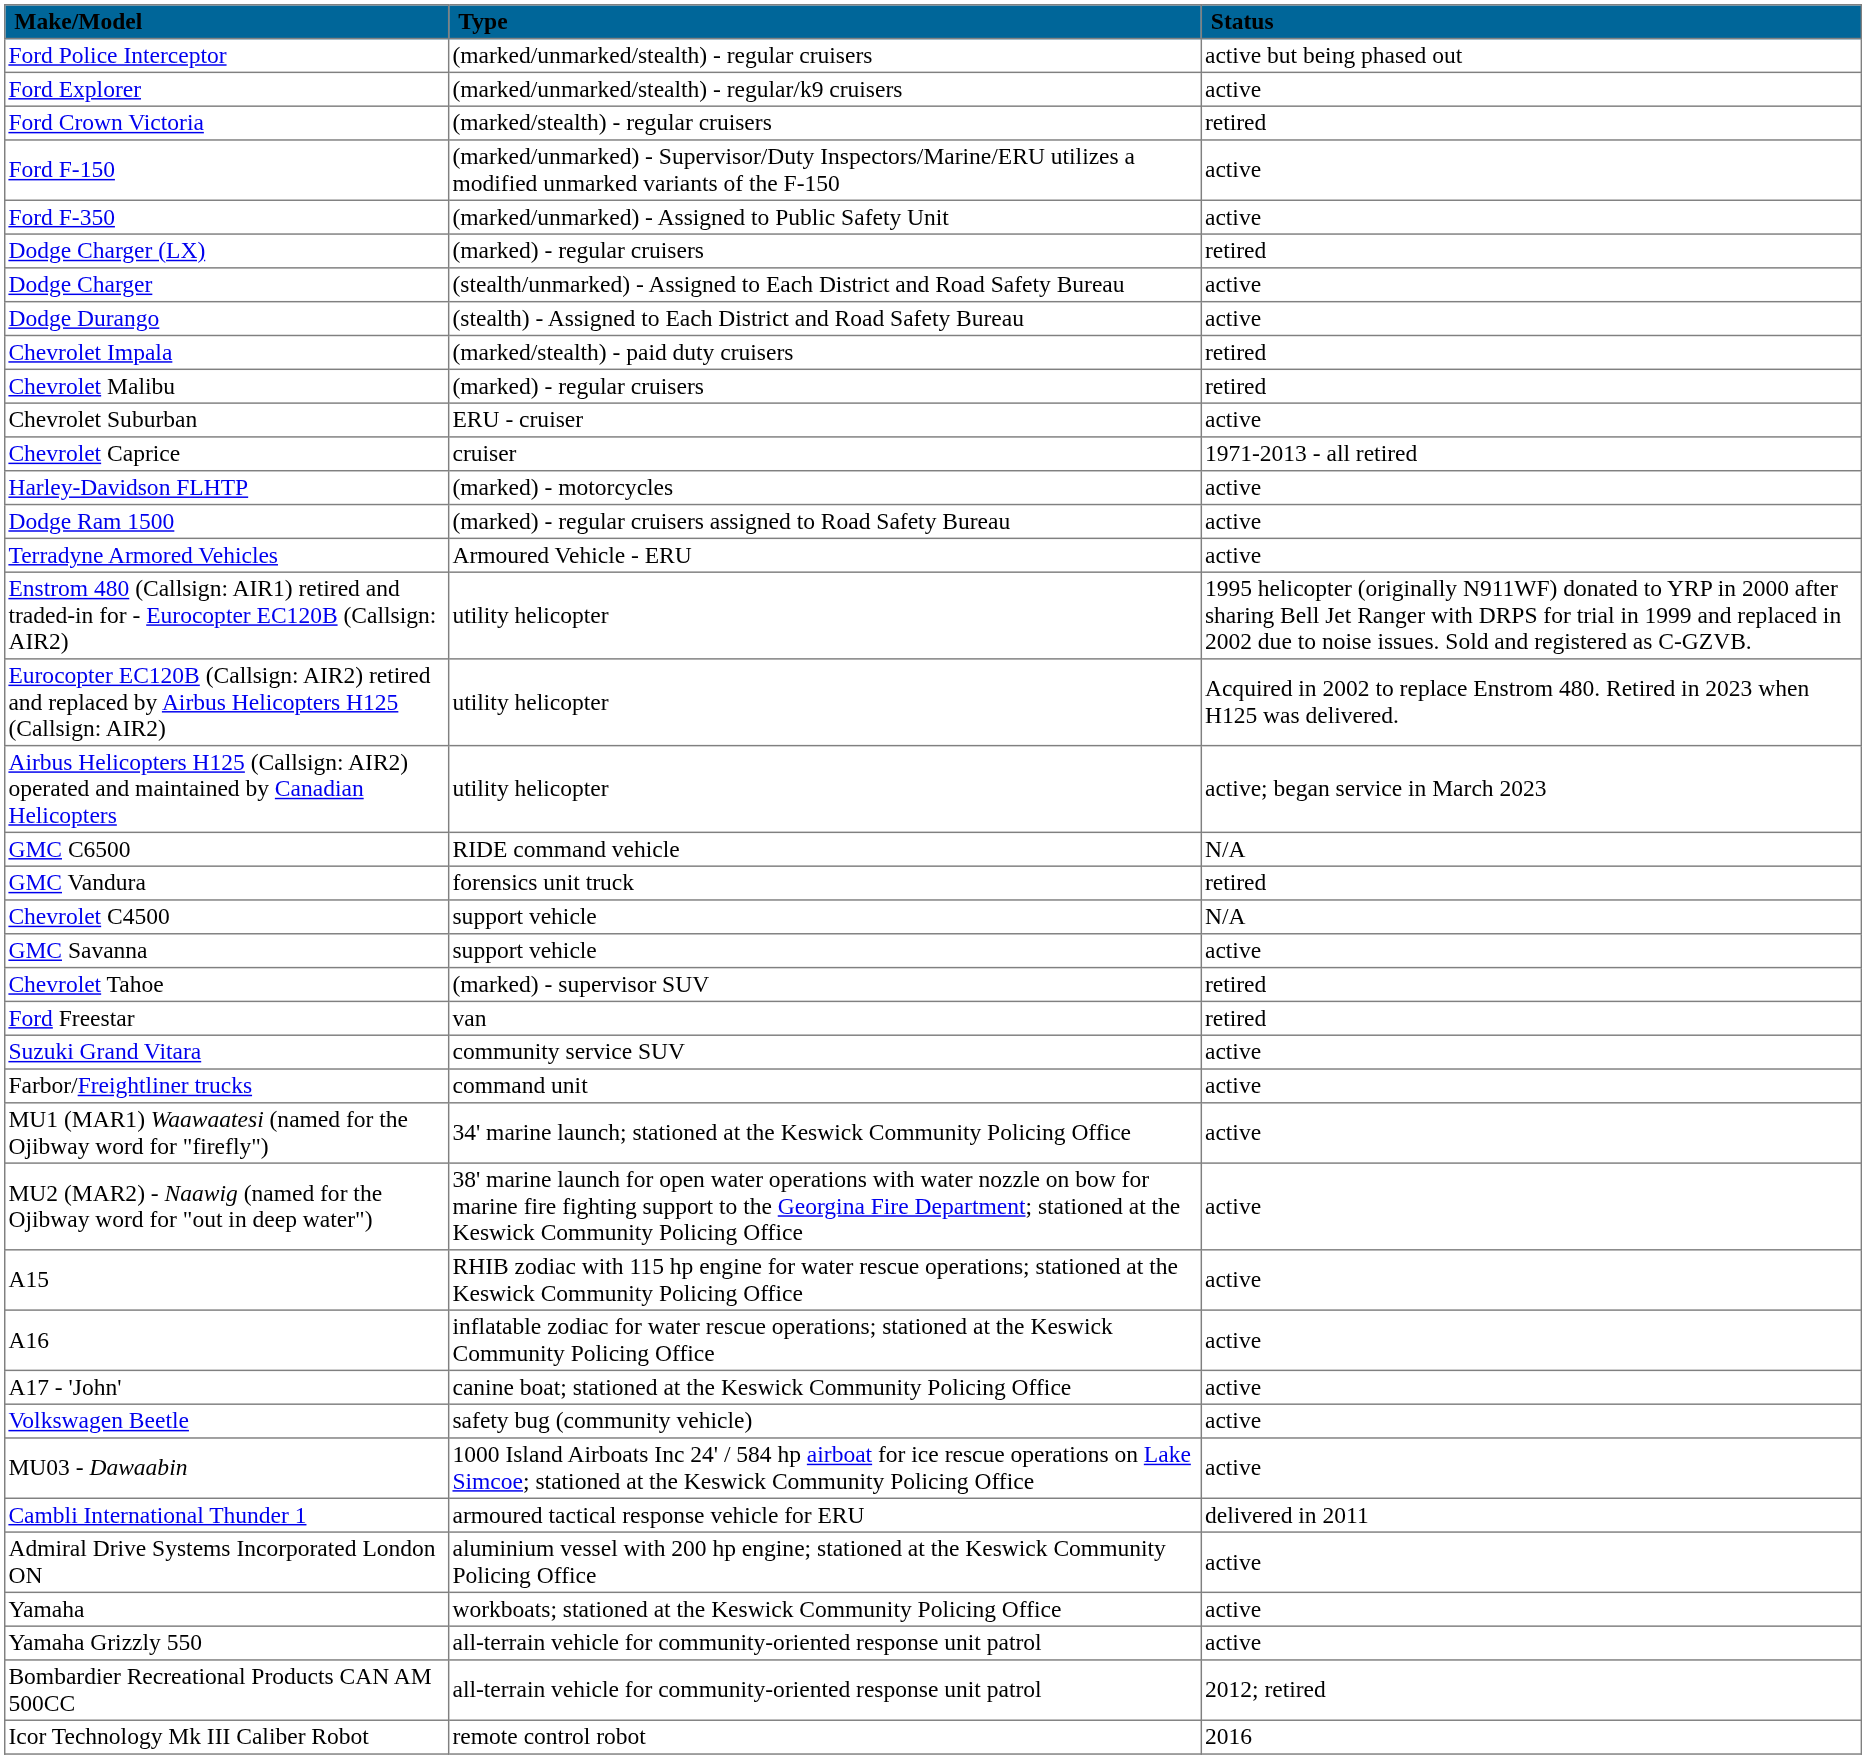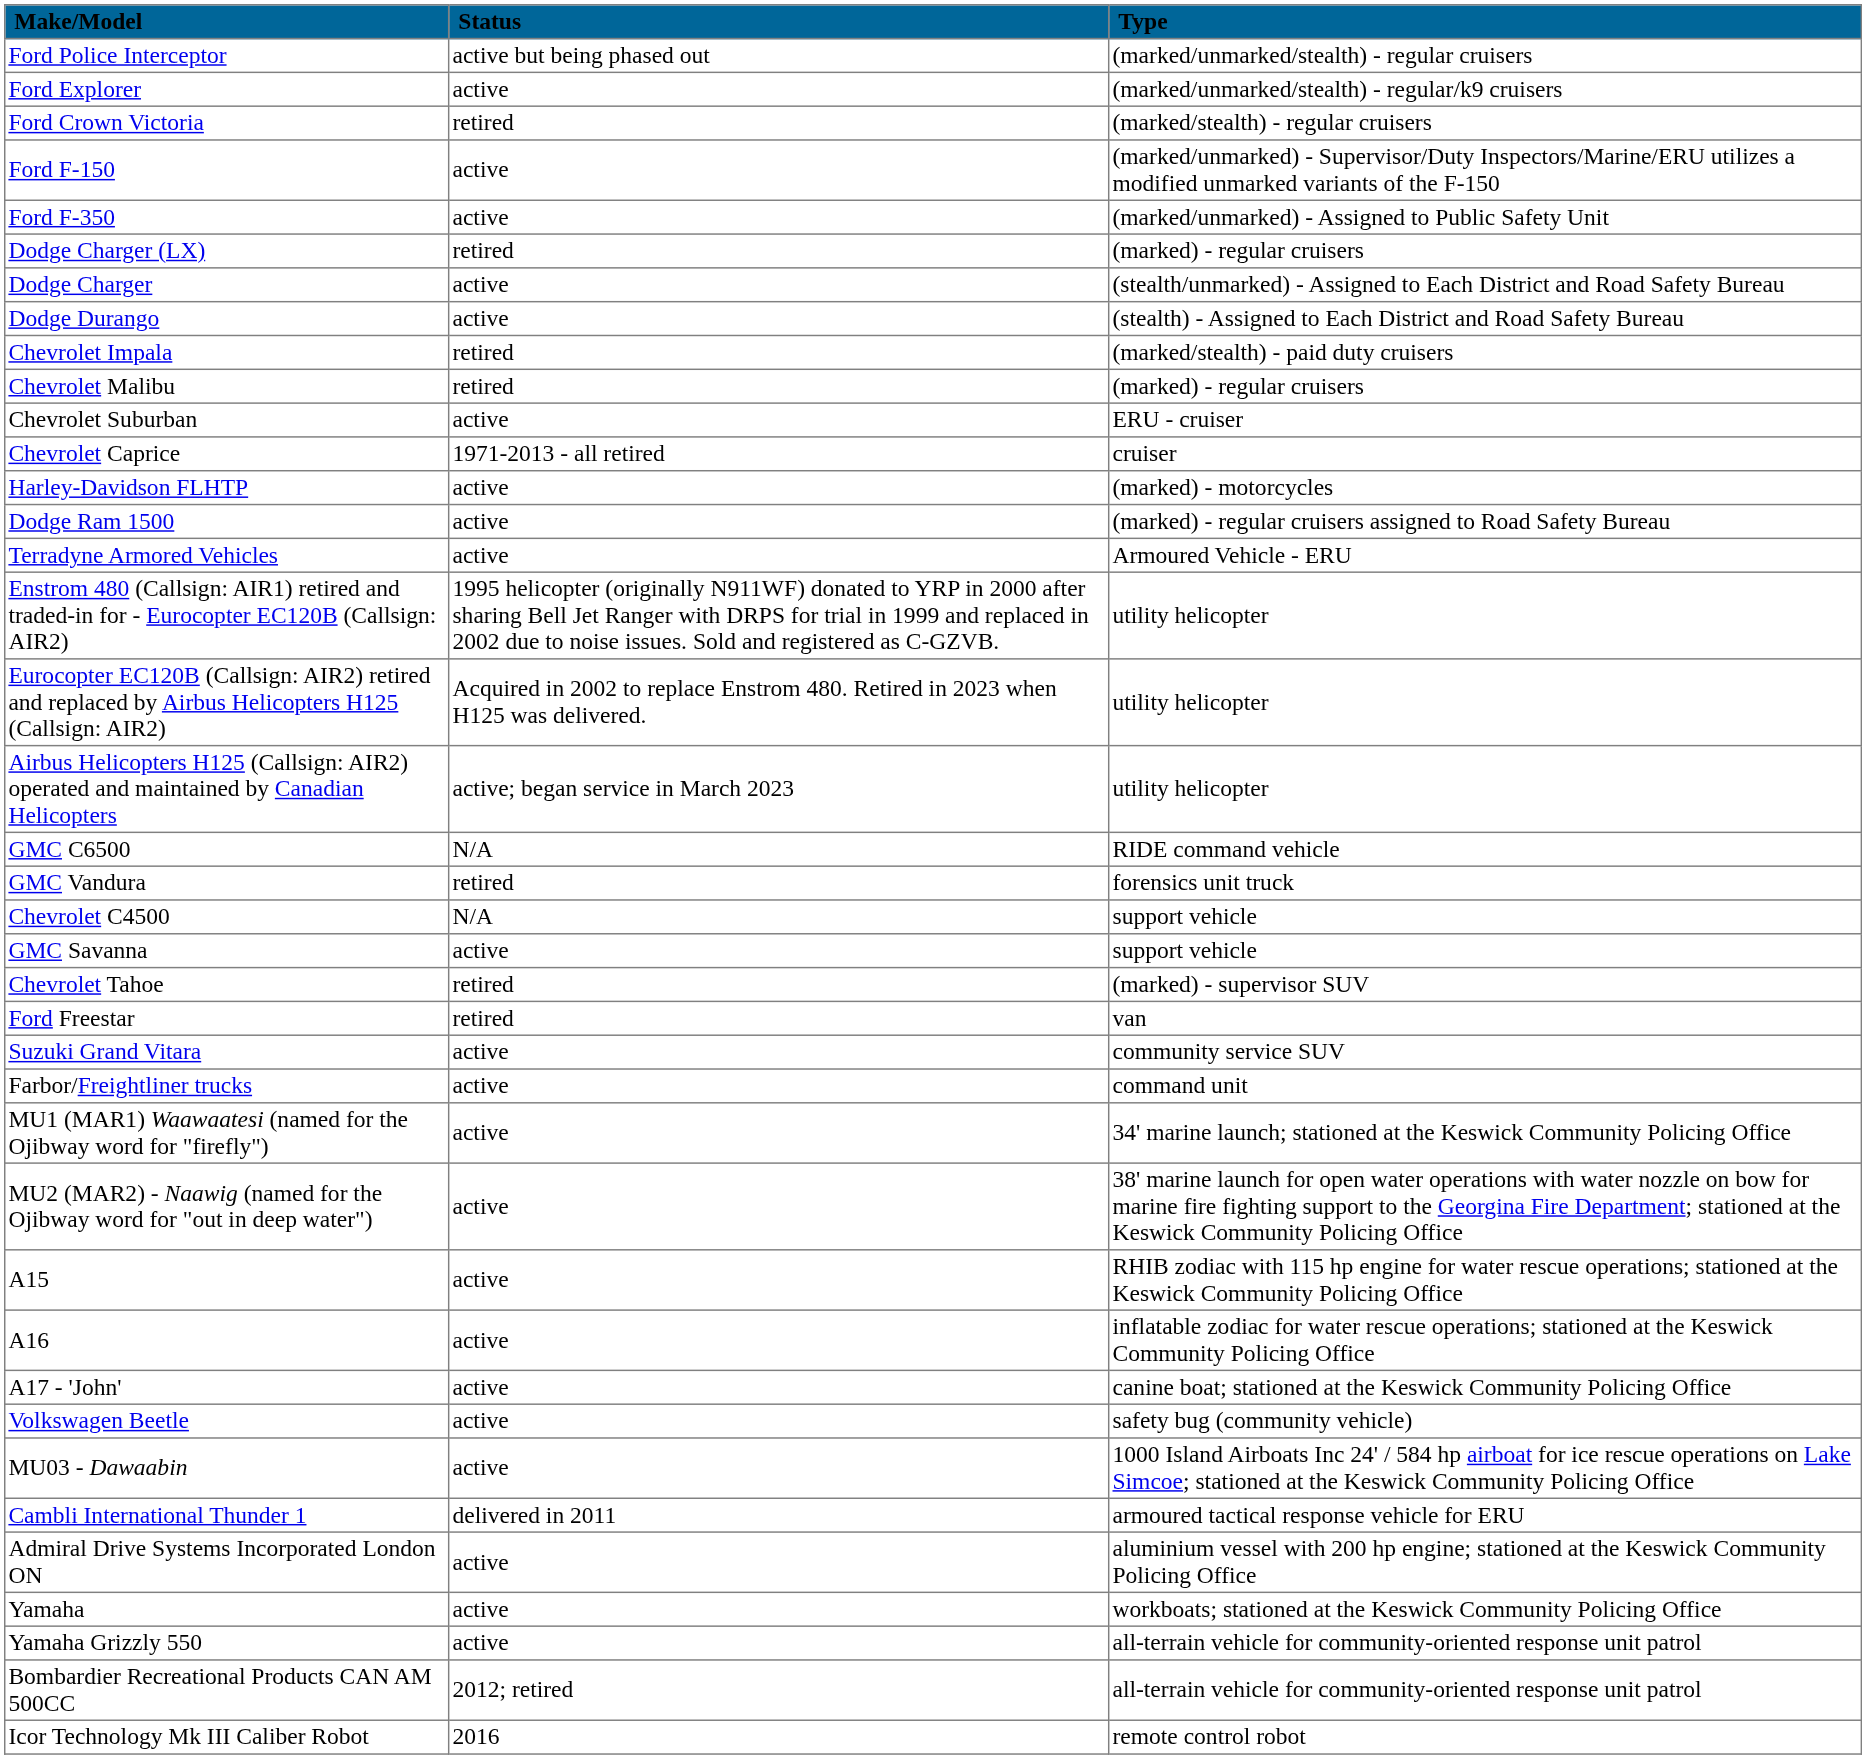columns swapped: (483, 21) <-> (1242, 21)
